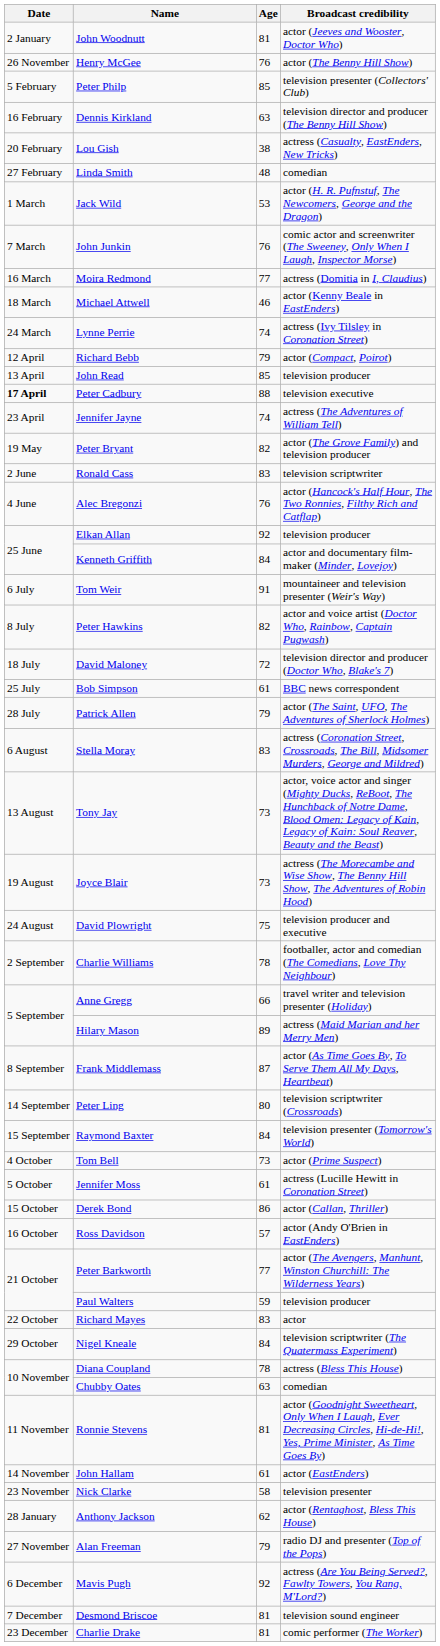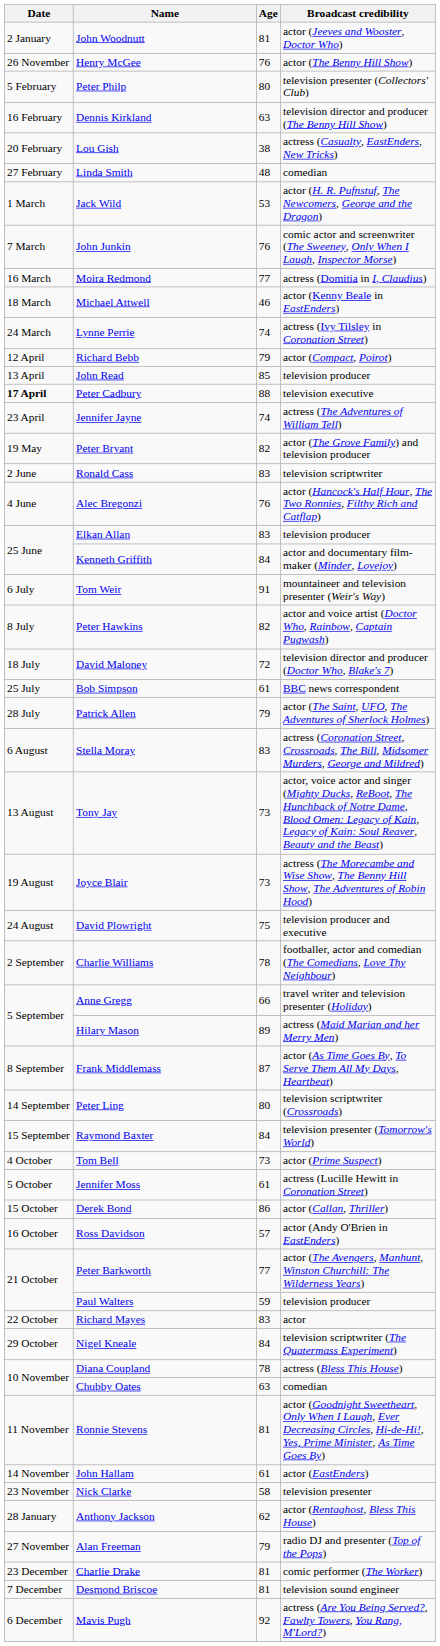(265, 86) 85 -> (265, 86) 80
(265, 534) 92 -> (265, 534) 83
rows swapped: (103, 1584) <-> (108, 1632)
